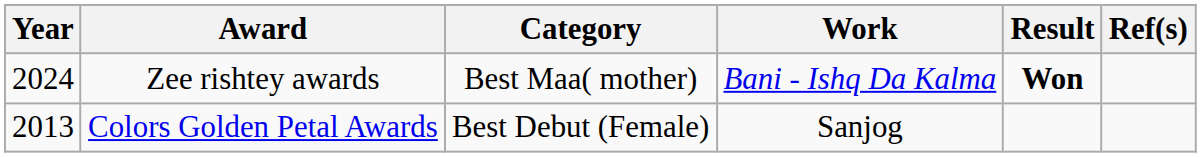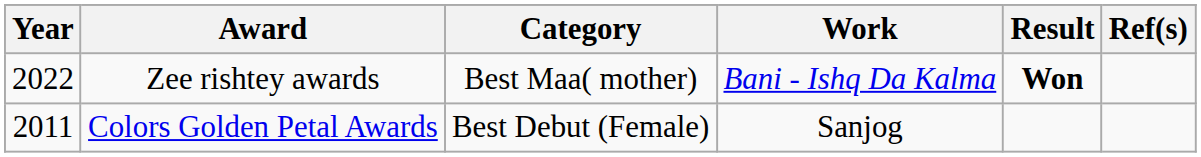(43, 77) 2024 -> (43, 77) 2022
(43, 126) 2013 -> (43, 126) 2011
